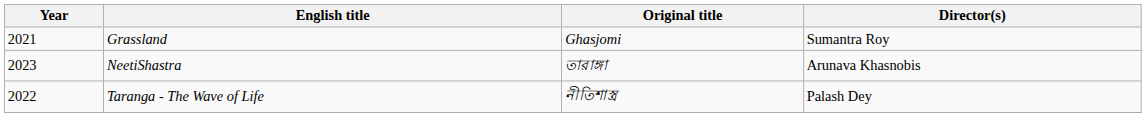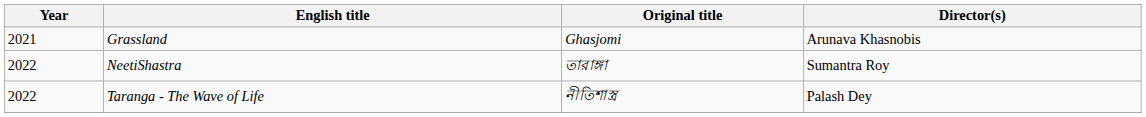(848, 38) Sumantra Roy -> (864, 38) Arunava Khasnobis
(22, 65) 2023 -> (22, 65) 2022
(864, 65) Arunava Khasnobis -> (848, 65) Sumantra Roy
